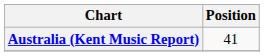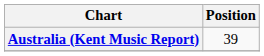(231, 39) 41 -> (231, 39) 39
